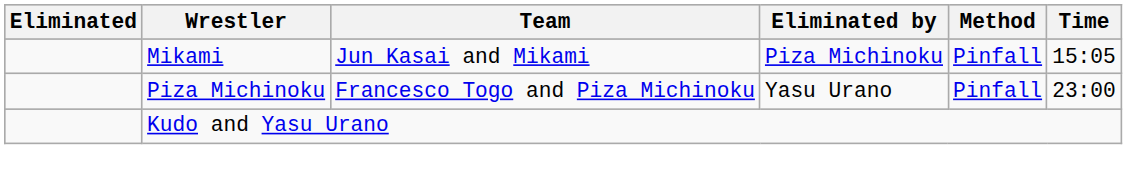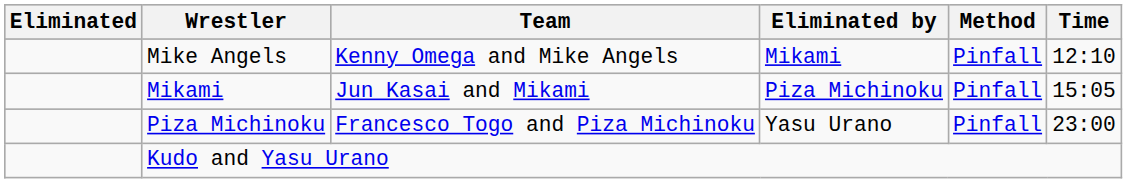+ row: (217, 57)
